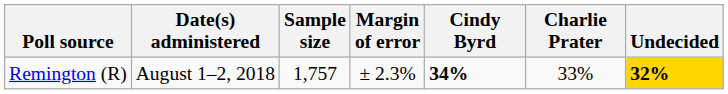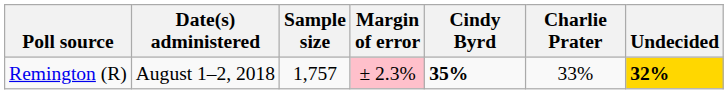(388, 72) no background -> (388, 72) pink background
(449, 72) 34% -> (449, 72) 35%
